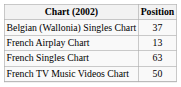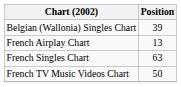(157, 27) 37 -> (157, 27) 39
